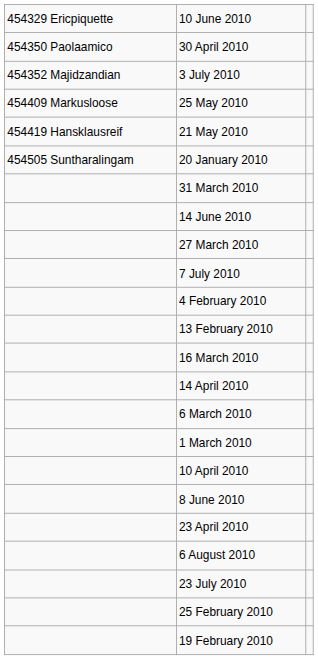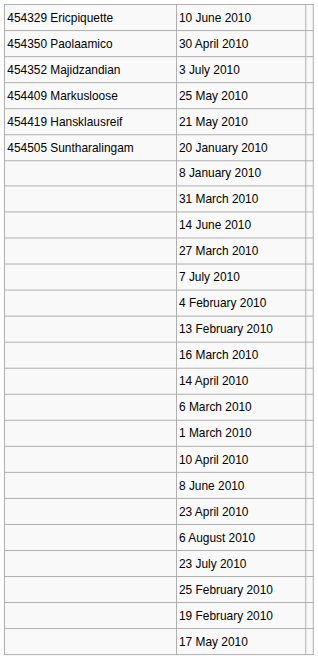+ row: (220, 173)
+ row: (213, 641)
